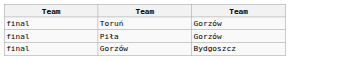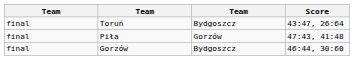+ column: (317, 11)
(208, 23) Gorzów -> (215, 23) Bydgoszcz
